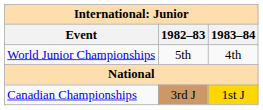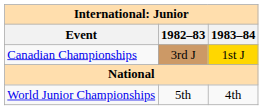rows swapped: (81, 54) <-> (72, 94)
